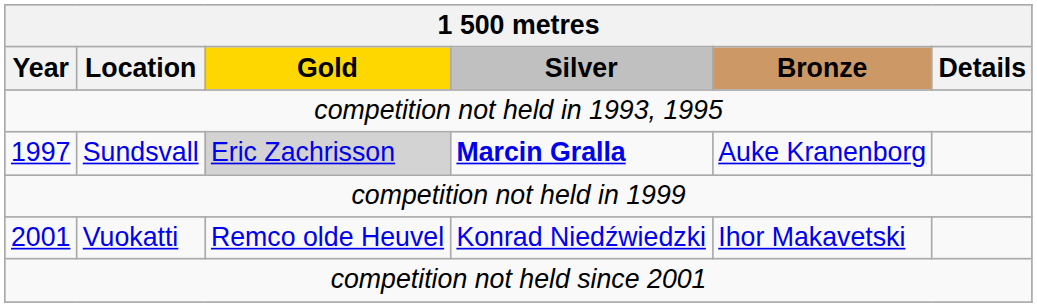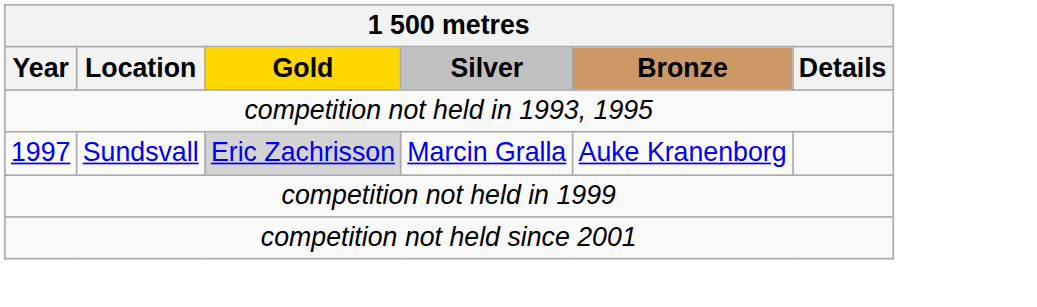(541, 152) bold -> (487, 152) normal
- row: (41, 237)
